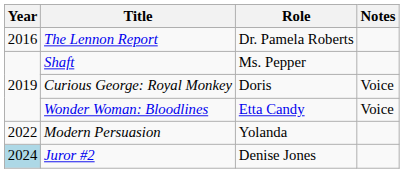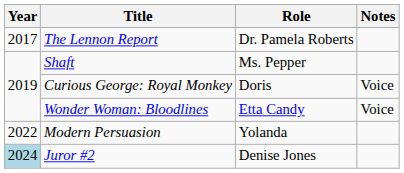(23, 39) 2016 -> (23, 39) 2017
